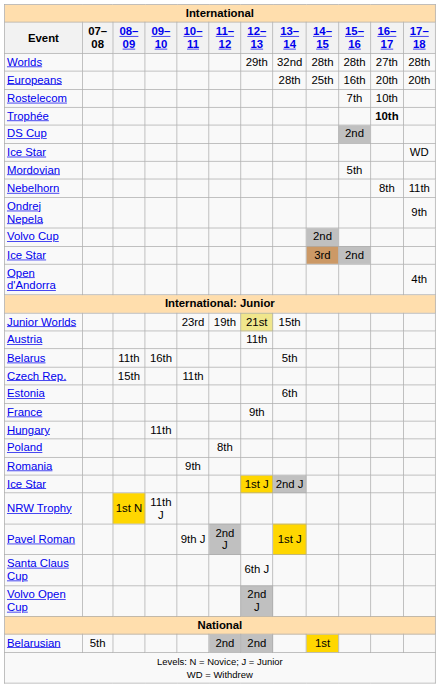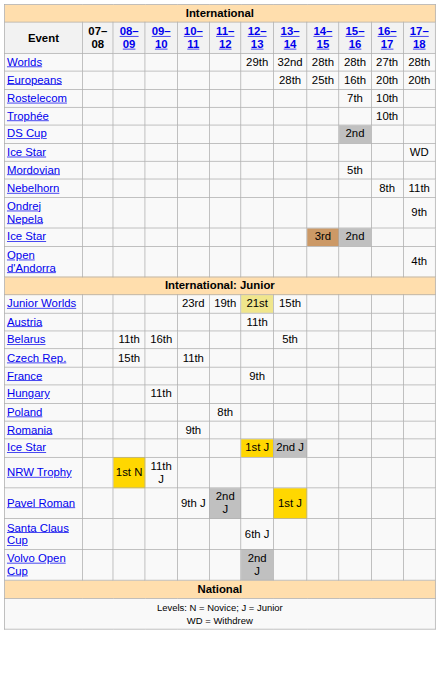(387, 116) bold -> (387, 116) normal
- row: (33, 237)
- row: (26, 394)
- row: (34, 643)
